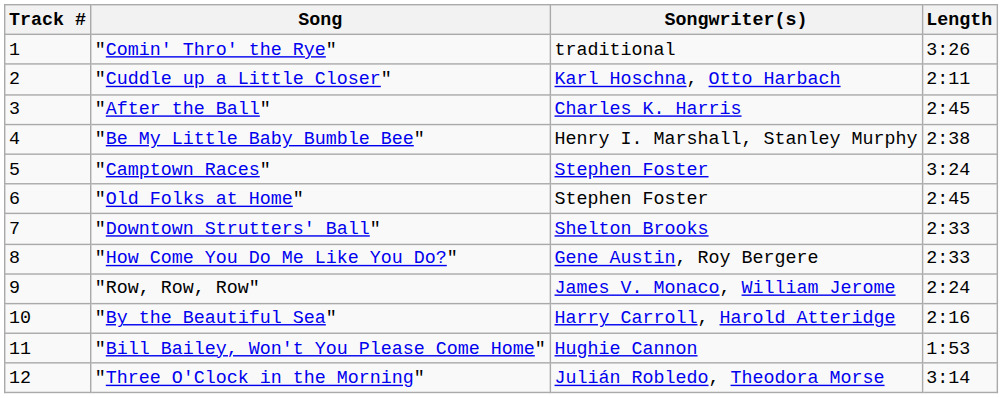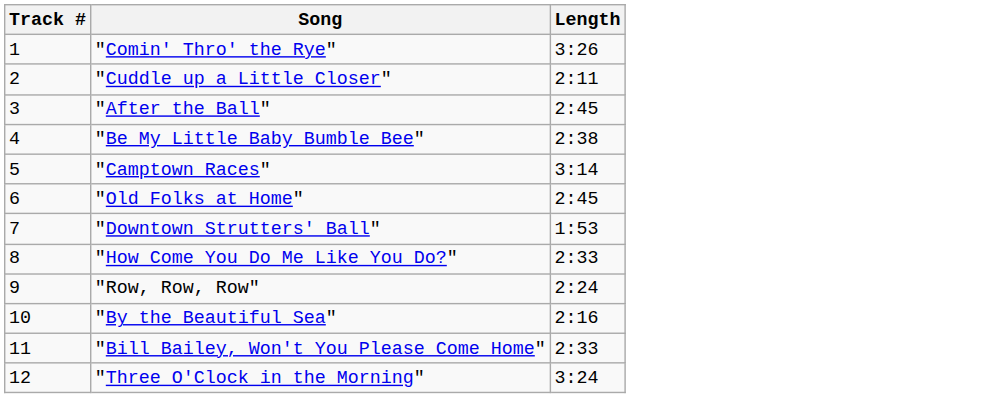- column: (736, 20)
(948, 169) 3:24 -> (577, 169) 3:14
(948, 229) 2:33 -> (577, 229) 1:53
(948, 348) 1:53 -> (577, 348) 2:33
(948, 378) 3:14 -> (577, 378) 3:24
